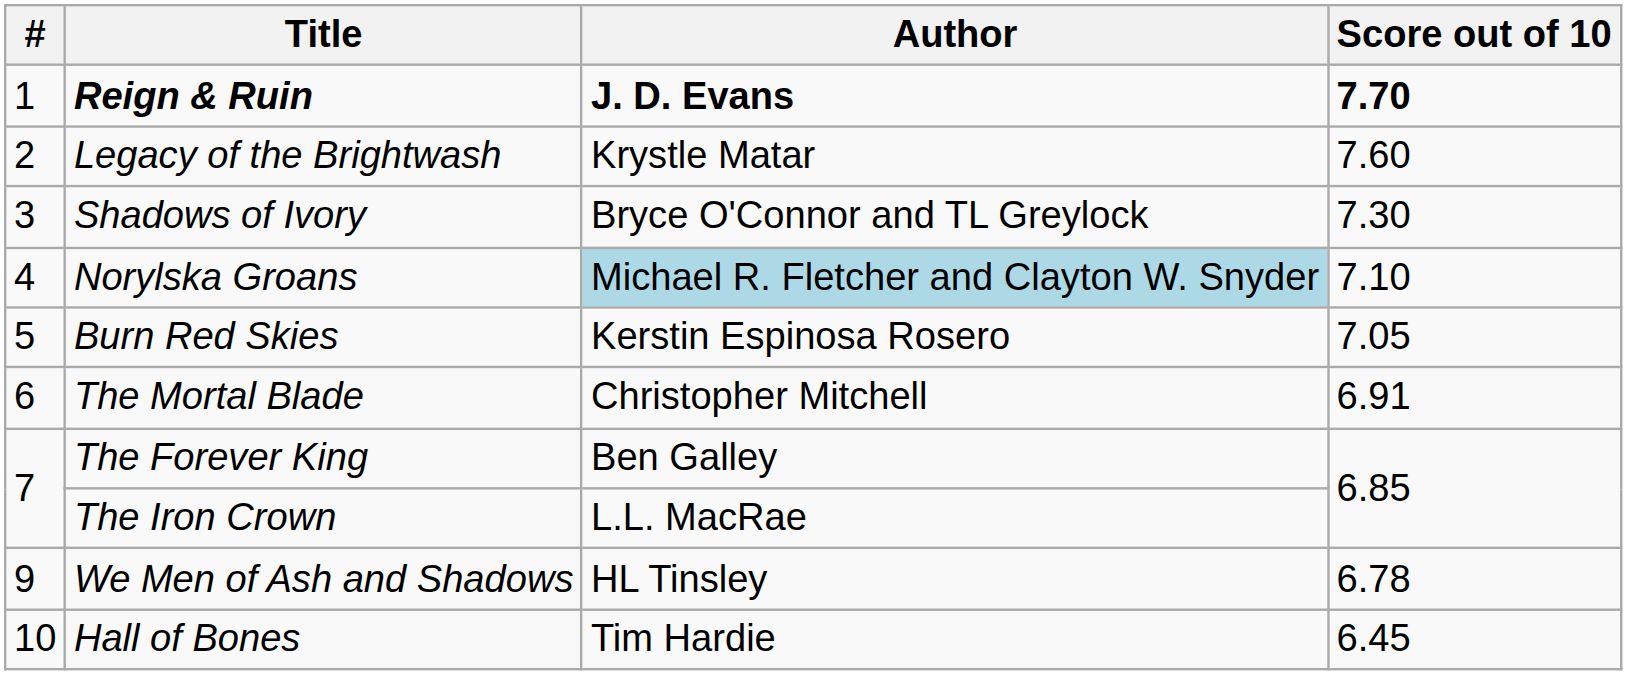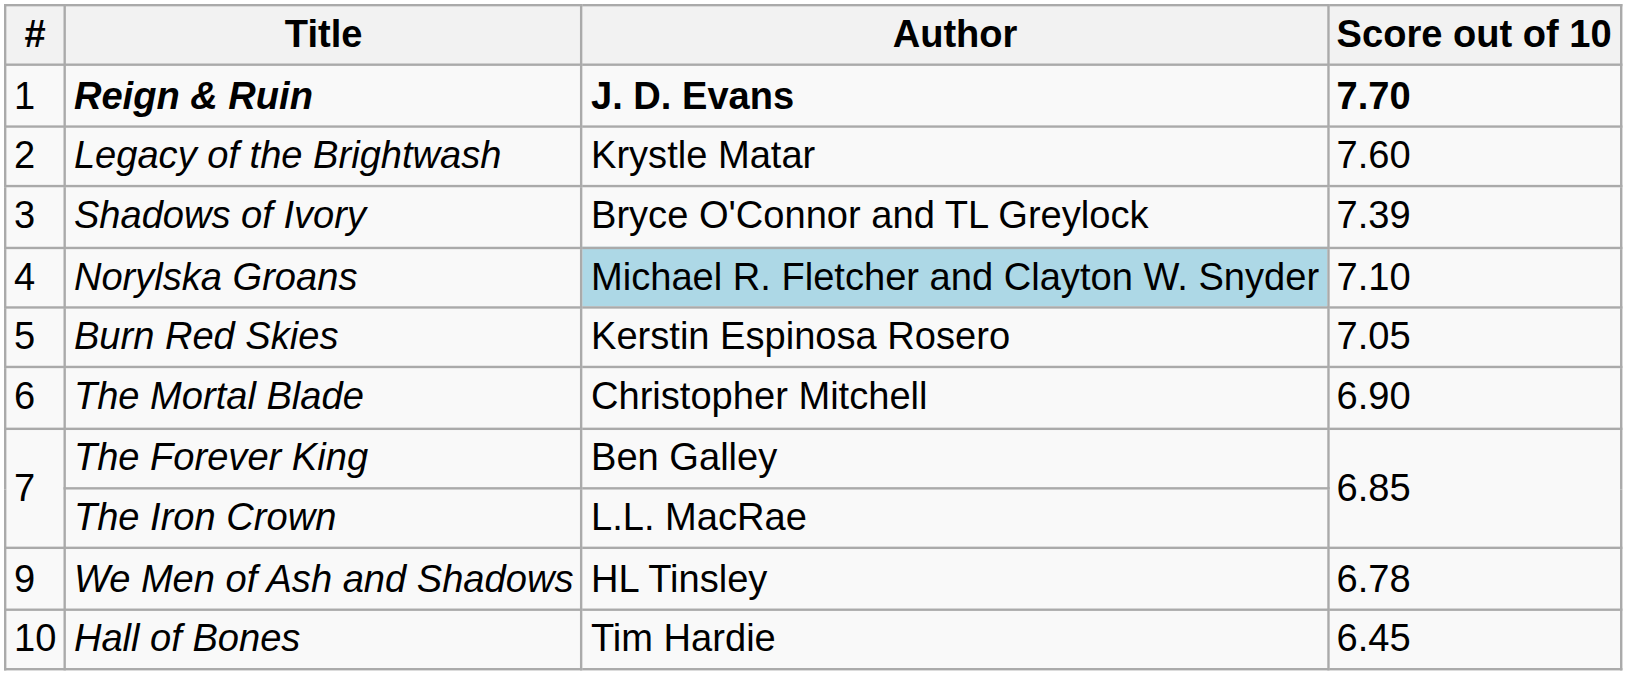(1374, 215) 7.30 -> (1374, 215) 7.39
(1374, 397) 6.91 -> (1374, 397) 6.90
